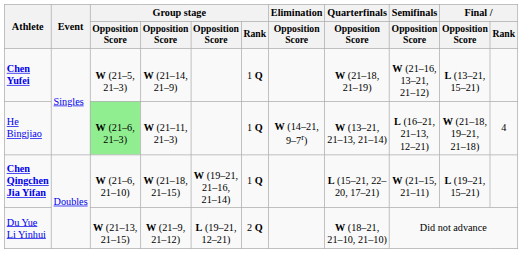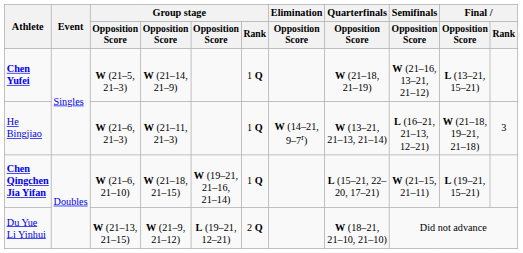(115, 134) lightgreen background -> (115, 134) no background
(504, 128) 4 -> (504, 128) 3
